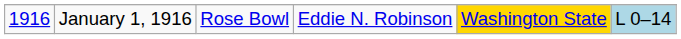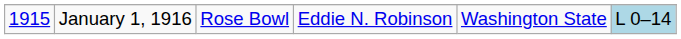(30, 19) 1916 -> (30, 19) 1915
(534, 19) gold background -> (534, 19) no background
